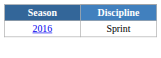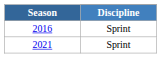+ row: (42, 45)
